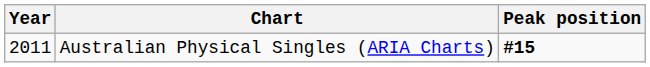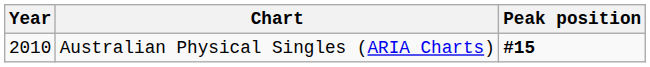(30, 48) 2011 -> (30, 48) 2010
